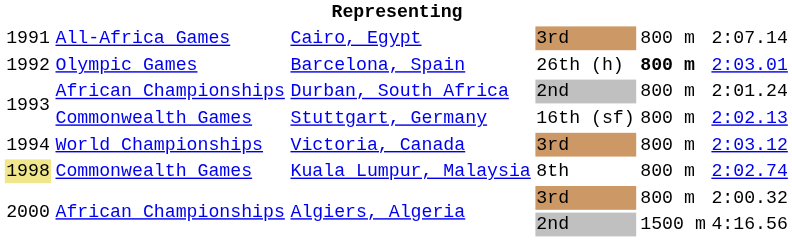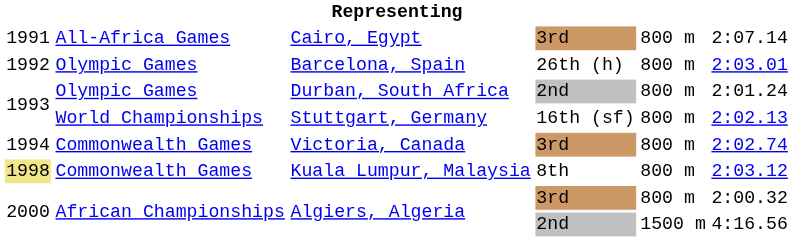(668, 65) bold -> (668, 65) normal
(170, 92) African Championships -> (127, 92) Olympic Games
(154, 118) Commonwealth Games -> (159, 118) World Championships
(159, 145) World Championships -> (154, 145) Commonwealth Games
(750, 145) 2:03.12 -> (750, 145) 2:02.74
(750, 171) 2:02.74 -> (750, 171) 2:03.12
